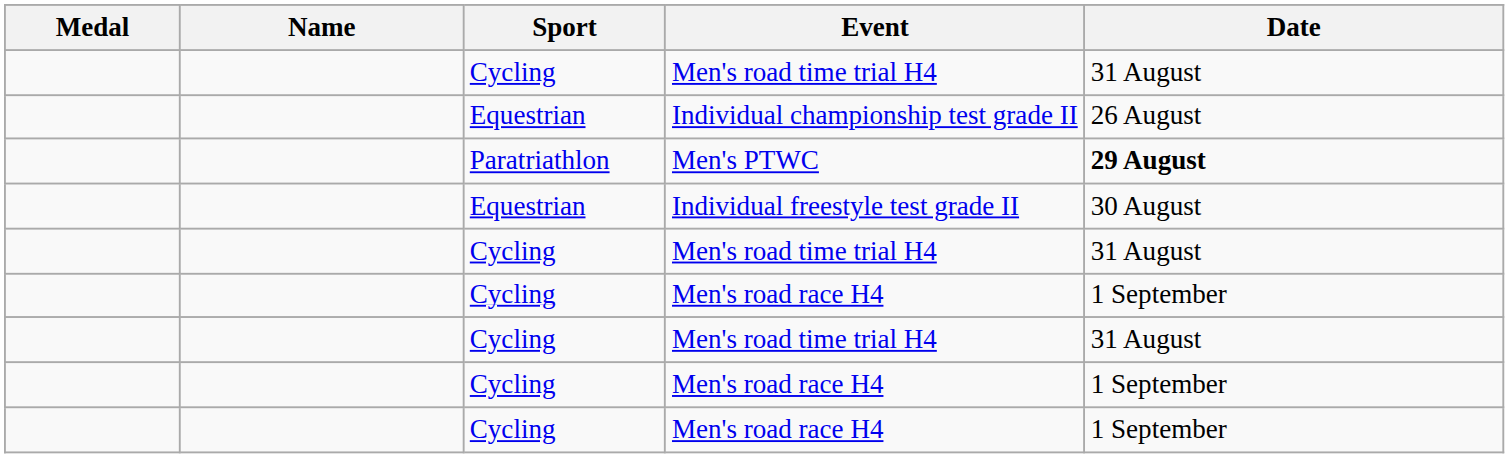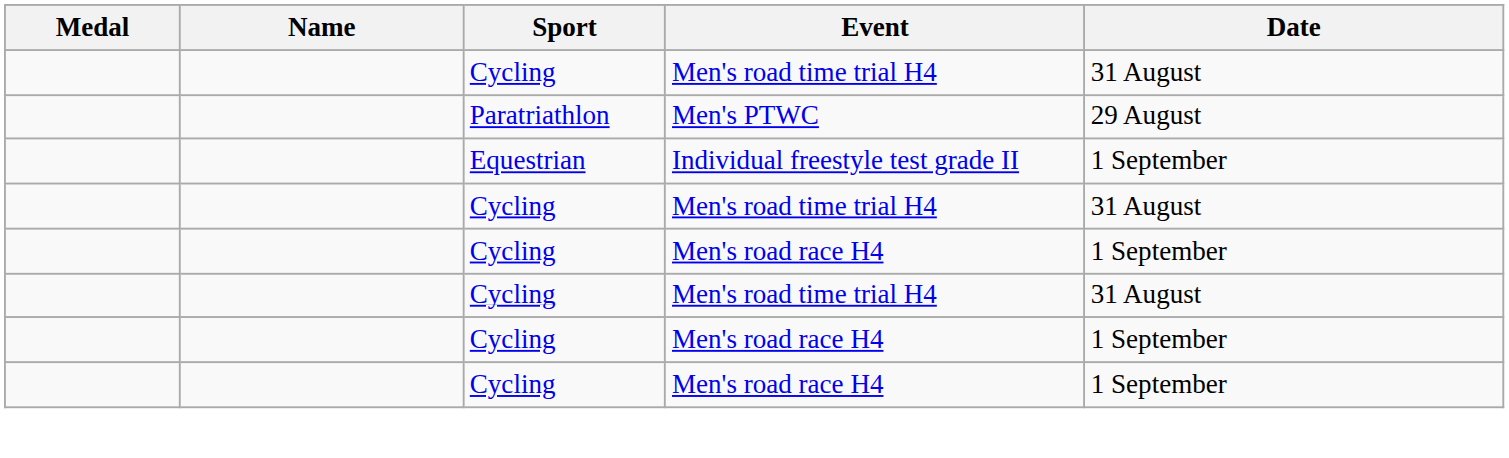- row: (528, 116)
(1148, 161) bold -> (1146, 116) normal
(1146, 205) 30 August -> (1159, 161) 1 September
